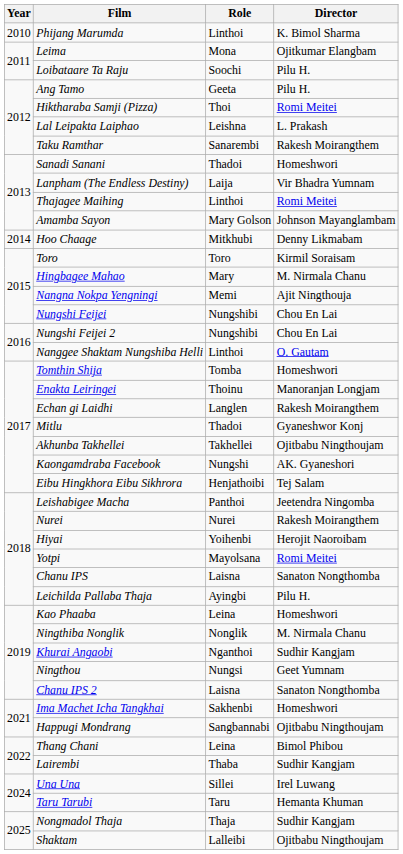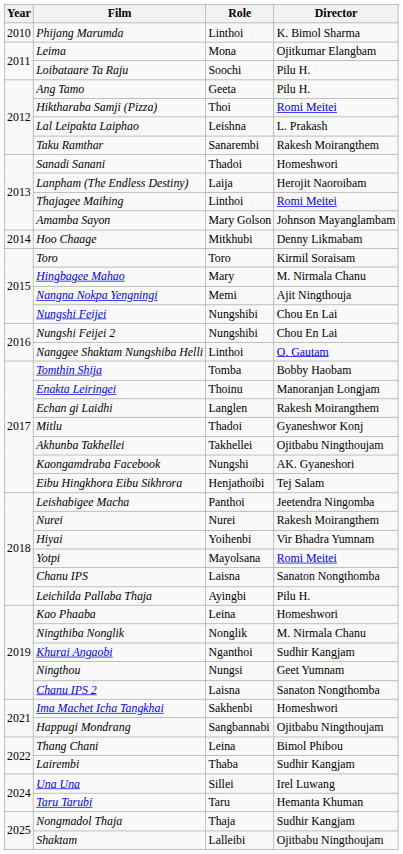(325, 182) Vir Bhadra Yumnam -> (322, 182) Herojit Naoroibam
(307, 370) Homeshwori -> (314, 370) Bobby Haobam
(322, 539) Herojit Naoroibam -> (325, 539) Vir Bhadra Yumnam
